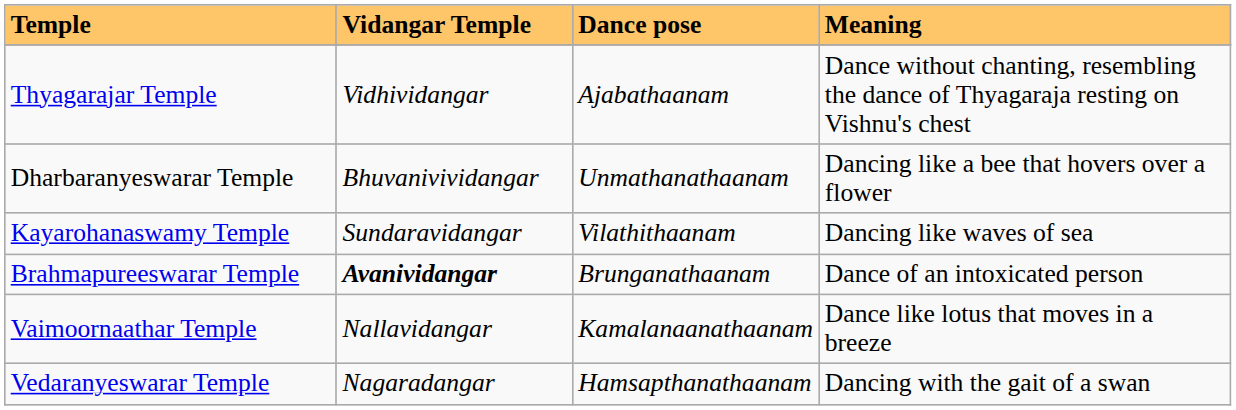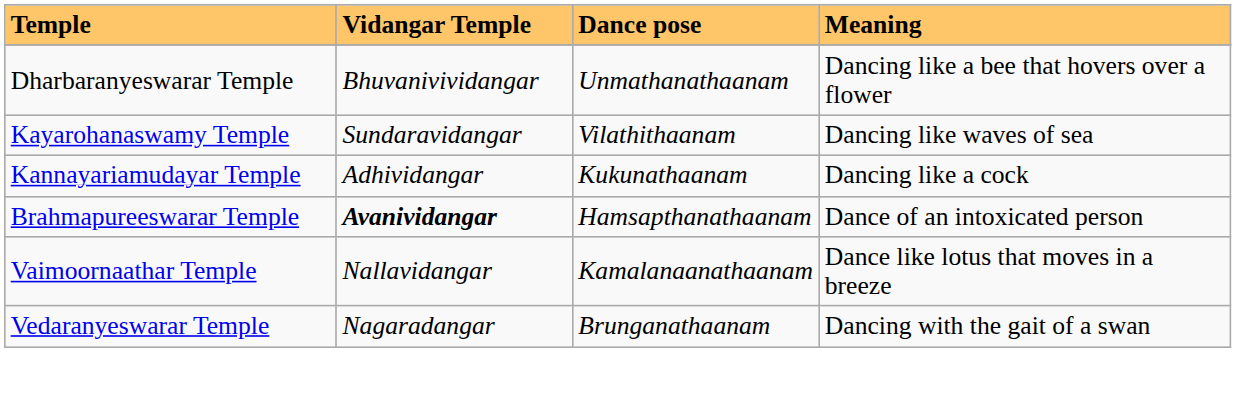- row: (114, 94)
+ row: (156, 175)
(674, 273) Brunganathaanam -> (695, 216) Hamsapthanathaanam
(695, 383) Hamsapthanathaanam -> (674, 326) Brunganathaanam
